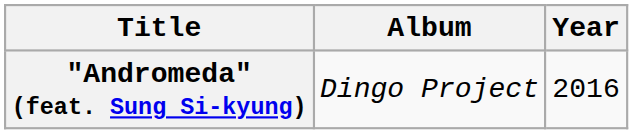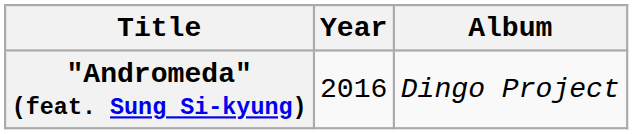columns swapped: (586, 28) <-> (429, 28)
